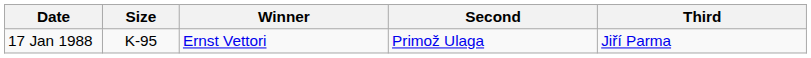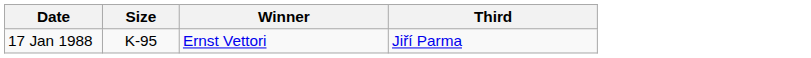- column: (493, 17)
